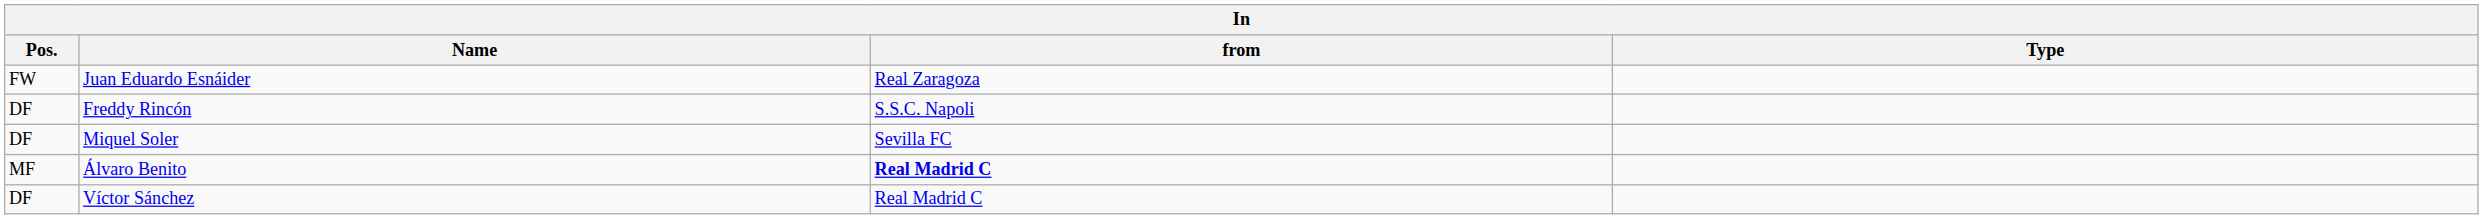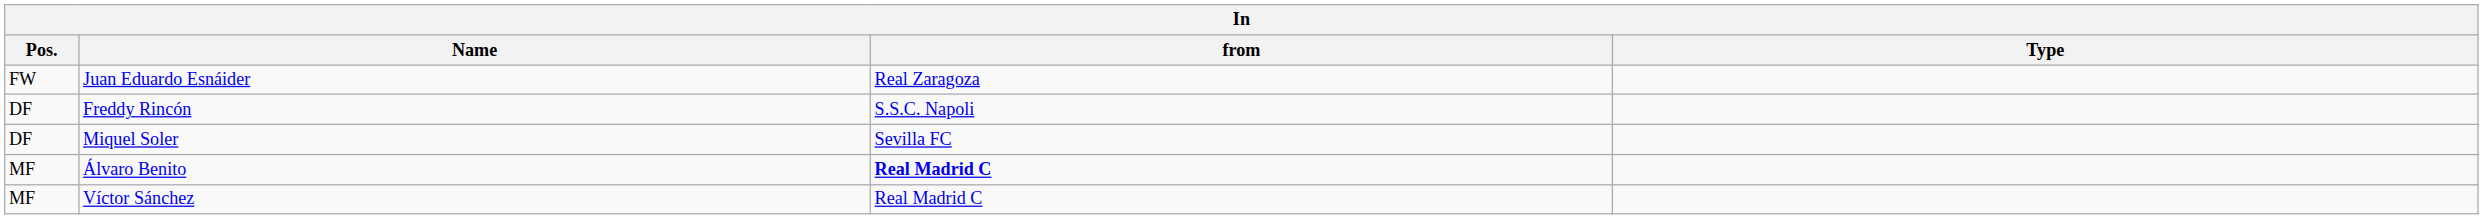(20, 199) DF -> (22, 199) MF
